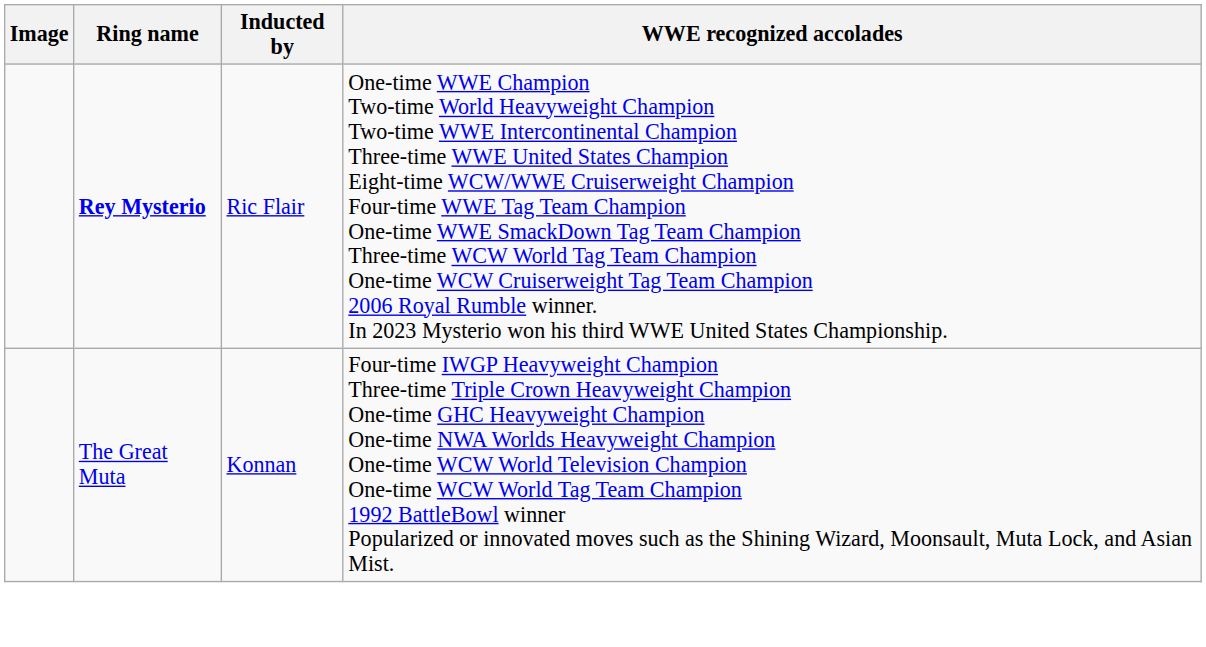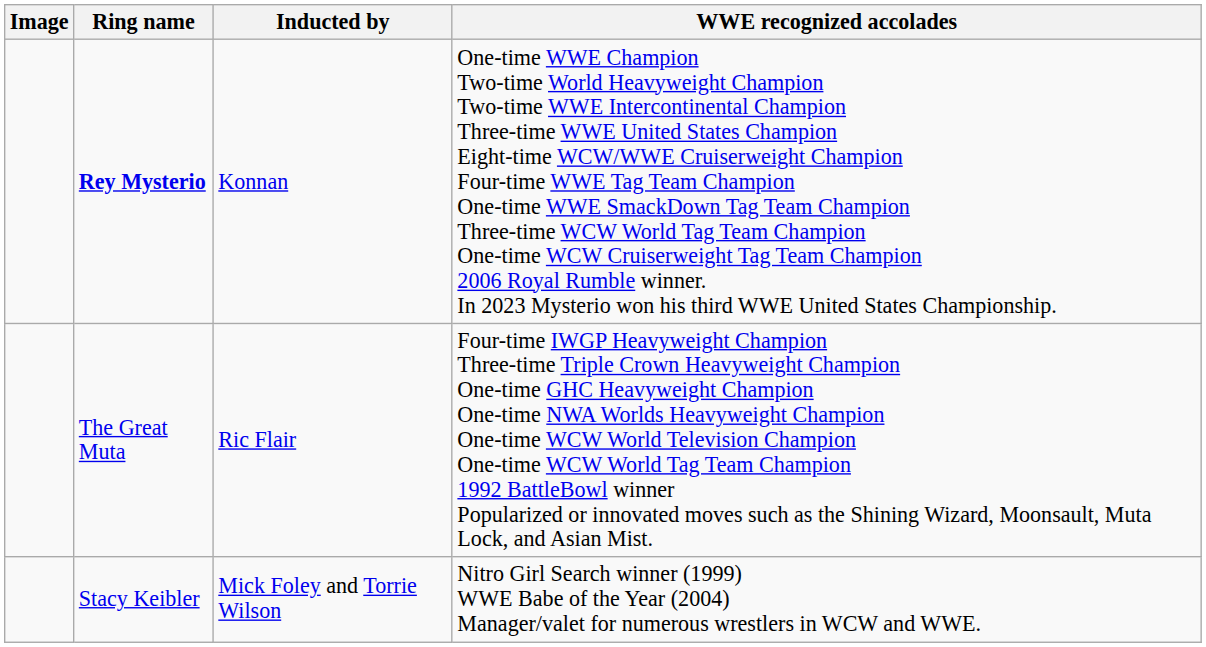(265, 206) Ric Flair -> (253, 181) Konnan
(261, 464) Konnan -> (257, 439) Ric Flair
+ row: (139, 599)
